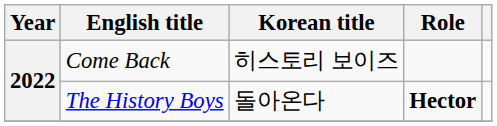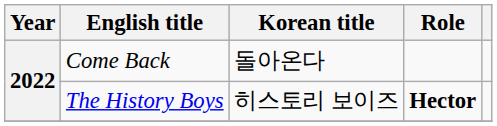(316, 59) 히스토리 보이즈 -> (280, 59) 돌아온다
(280, 100) 돌아온다 -> (316, 100) 히스토리 보이즈
